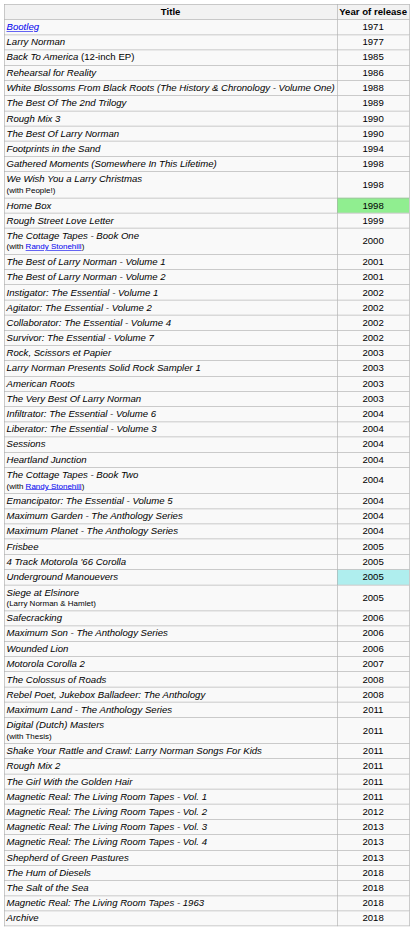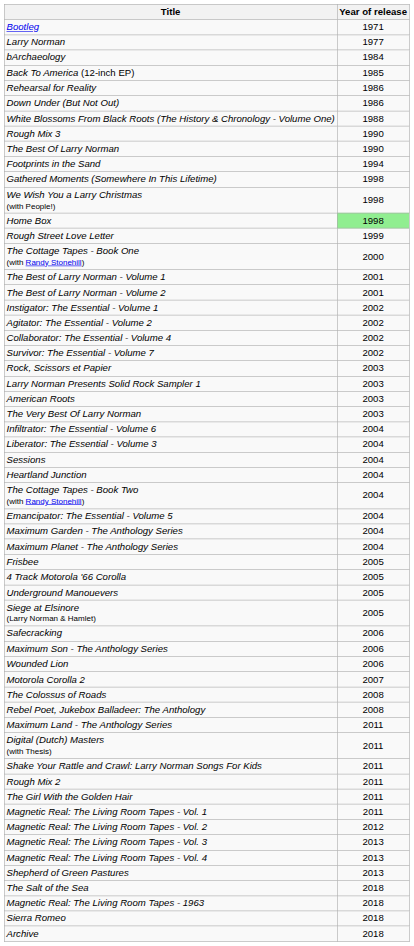+ row: (36, 57)
+ row: (63, 103)
- row: (66, 103)
(373, 577) paleturquoise background -> (373, 592) no background
- row: (49, 873)
+ row: (36, 918)
